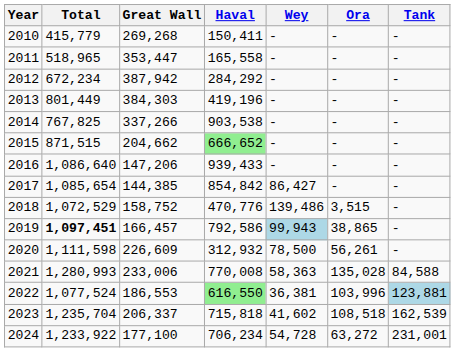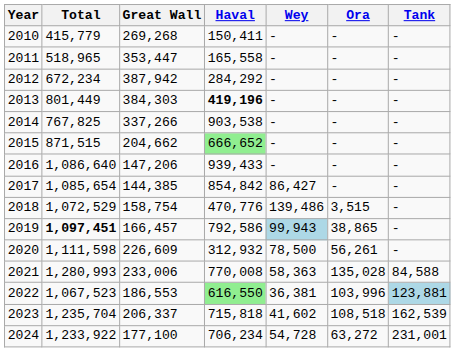(235, 101) normal -> (235, 101) bold
(150, 208) 158,752 -> (150, 208) 158,754
(81, 293) 1,077,524 -> (81, 293) 1,067,523
